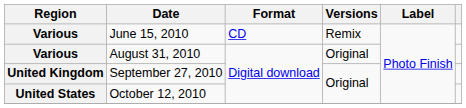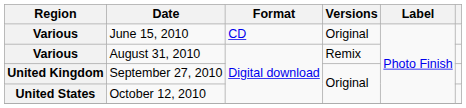(343, 34) Remix -> (347, 34) Original
(347, 53) Original -> (343, 53) Remix
